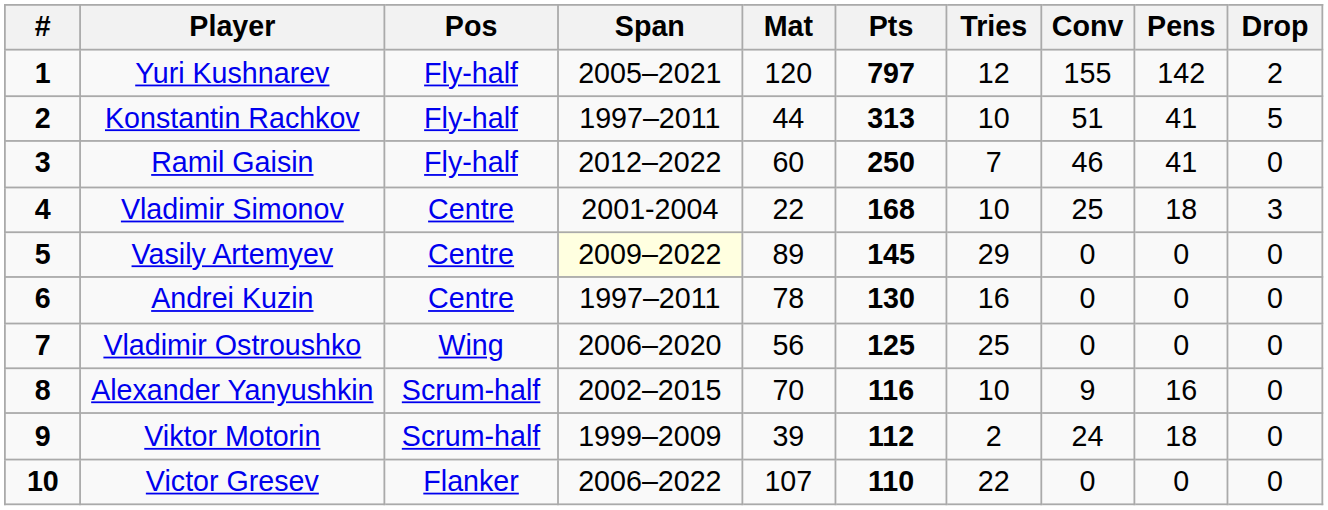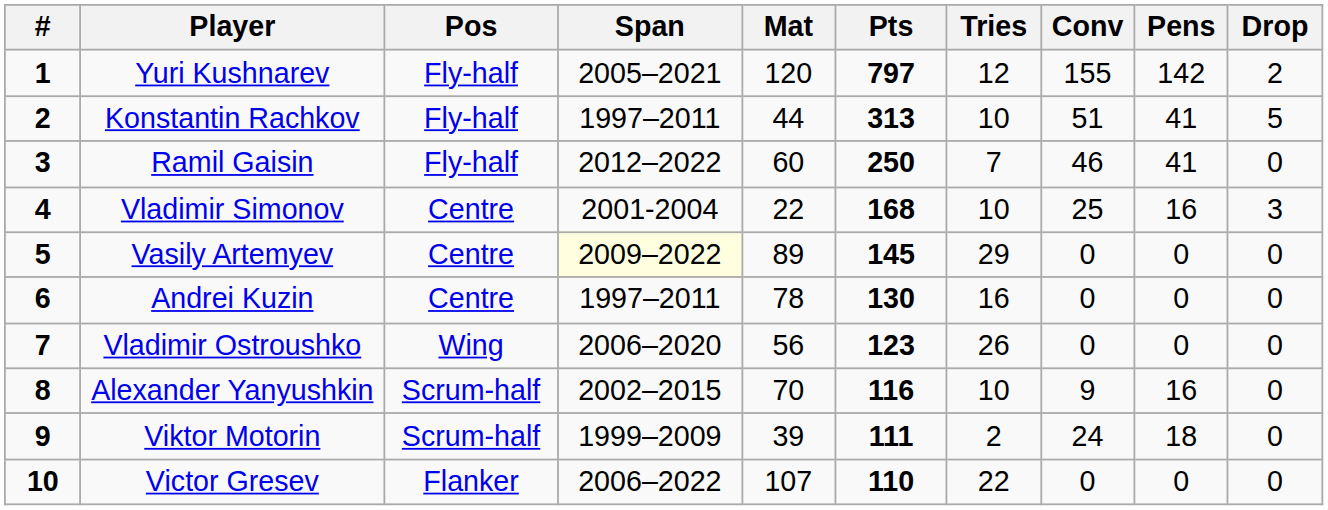(1181, 208) 18 -> (1181, 208) 16
(891, 345) 125 -> (891, 345) 123
(994, 345) 25 -> (994, 345) 26
(891, 436) 112 -> (891, 436) 111
